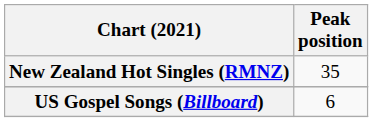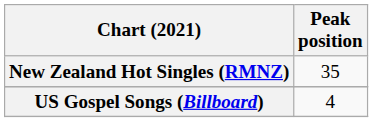(330, 101) 6 -> (330, 101) 4
